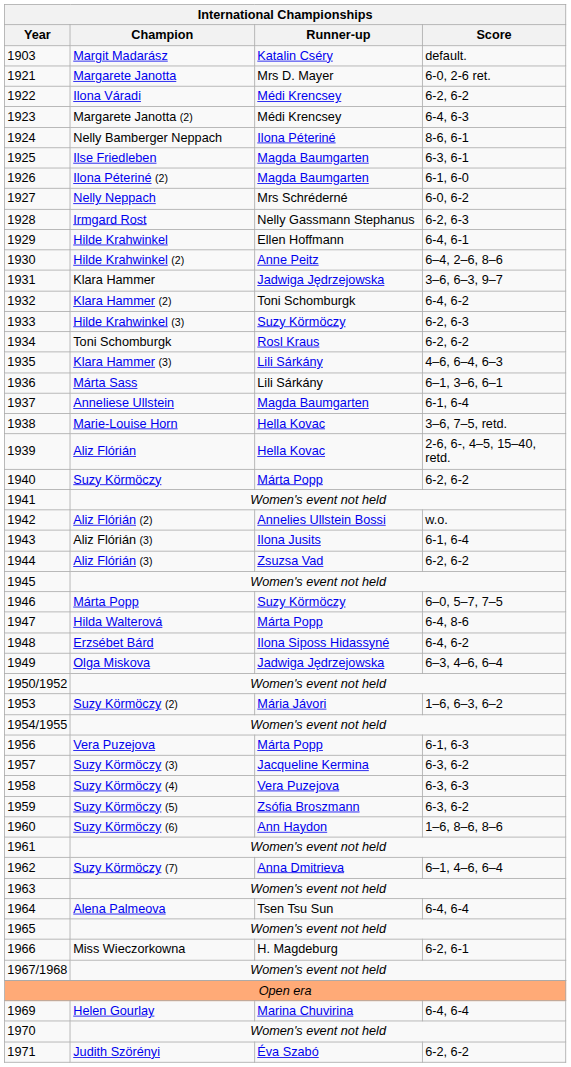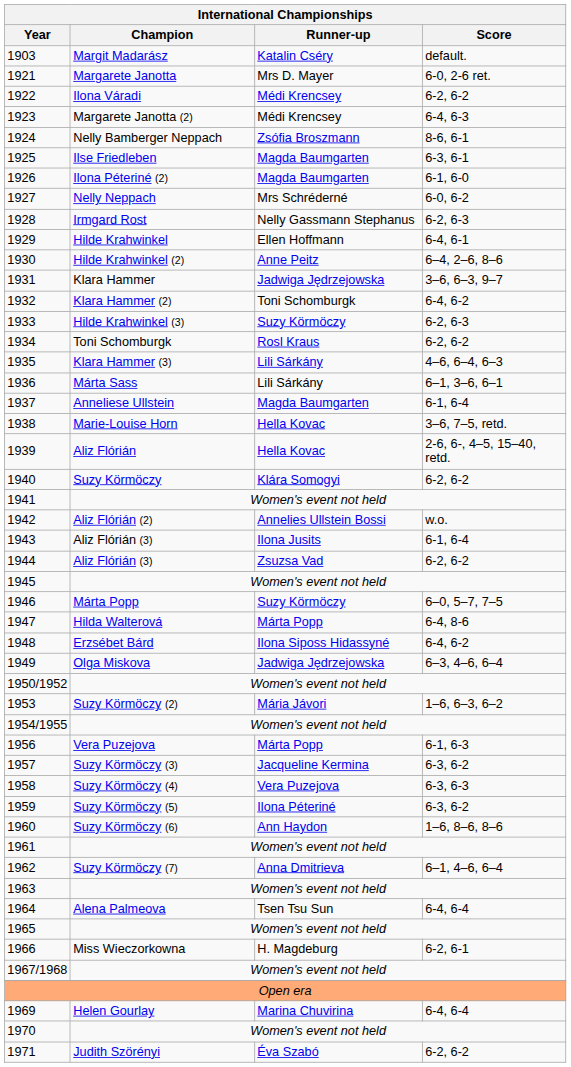(296, 137) Ilona Péteriné -> (308, 137) Zsófia Broszmann
(290, 478) Márta Popp -> (299, 478) Klára Somogyi
(308, 806) Zsófia Broszmann -> (296, 806) Ilona Péteriné
